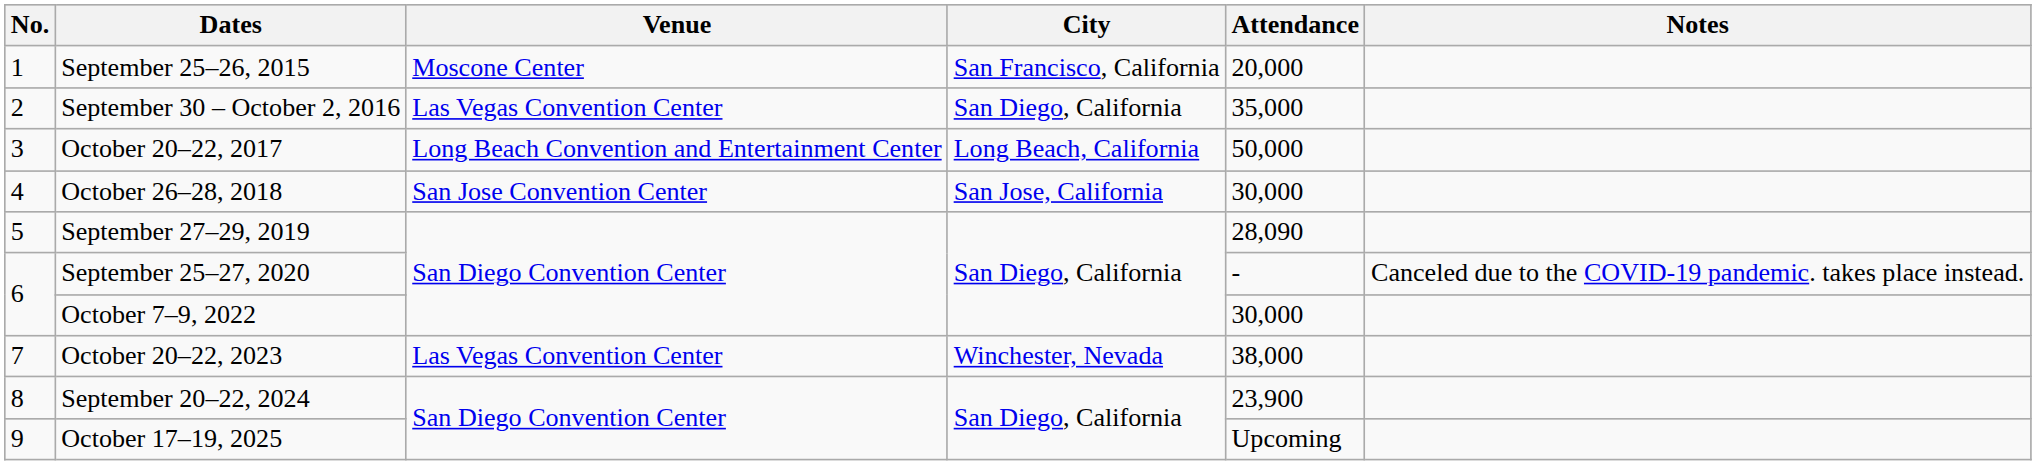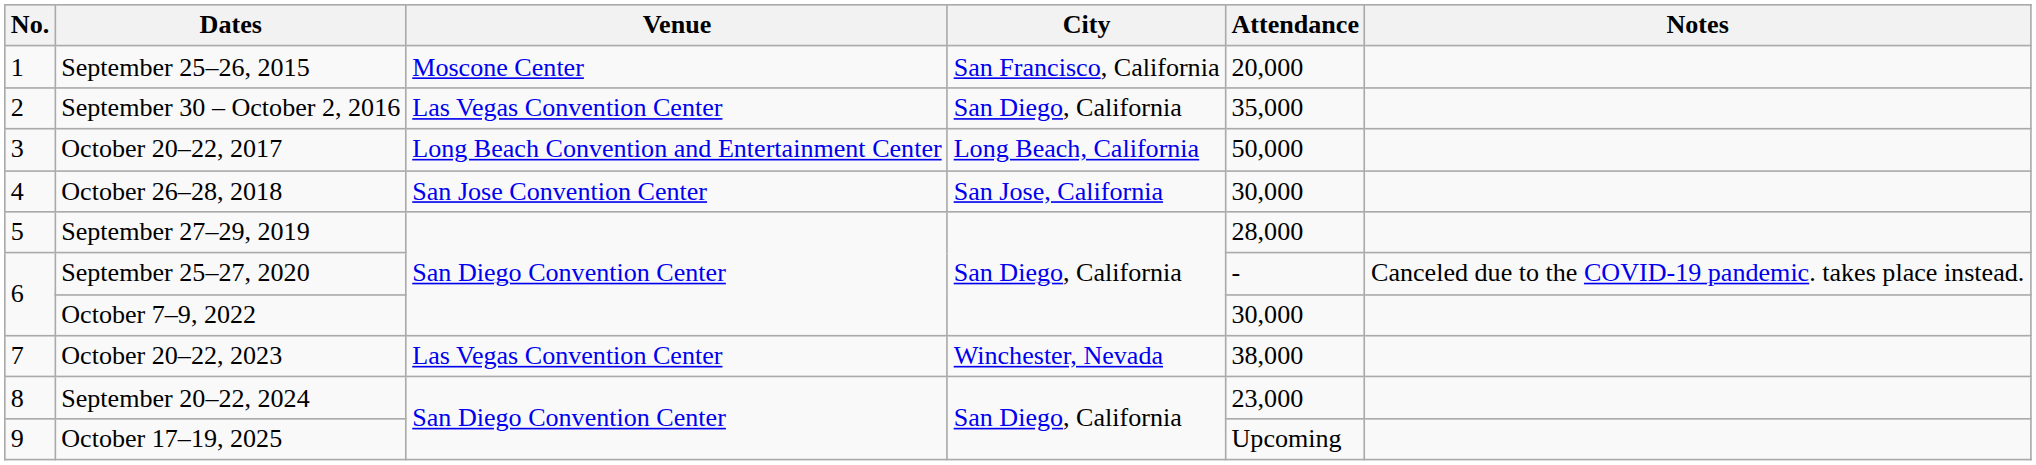(1267, 231) 28,090 -> (1267, 231) 28,000
(1267, 397) 23,900 -> (1267, 397) 23,000
